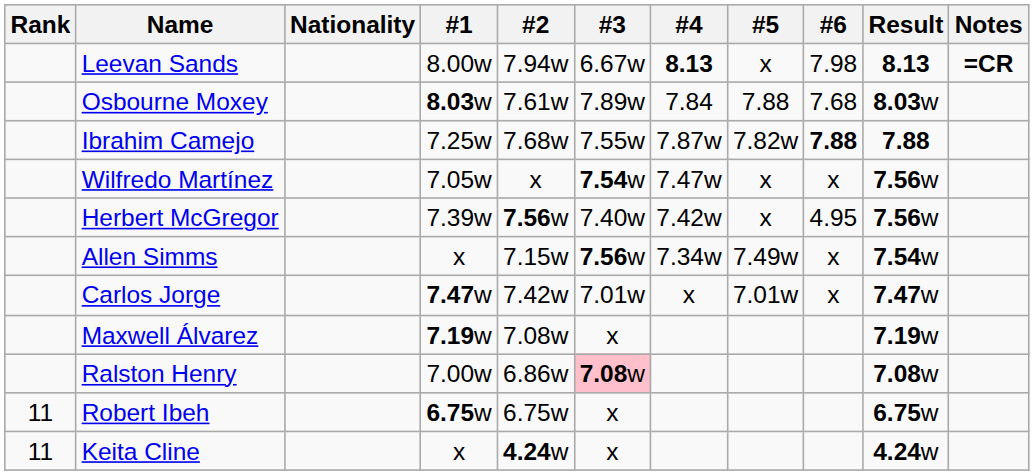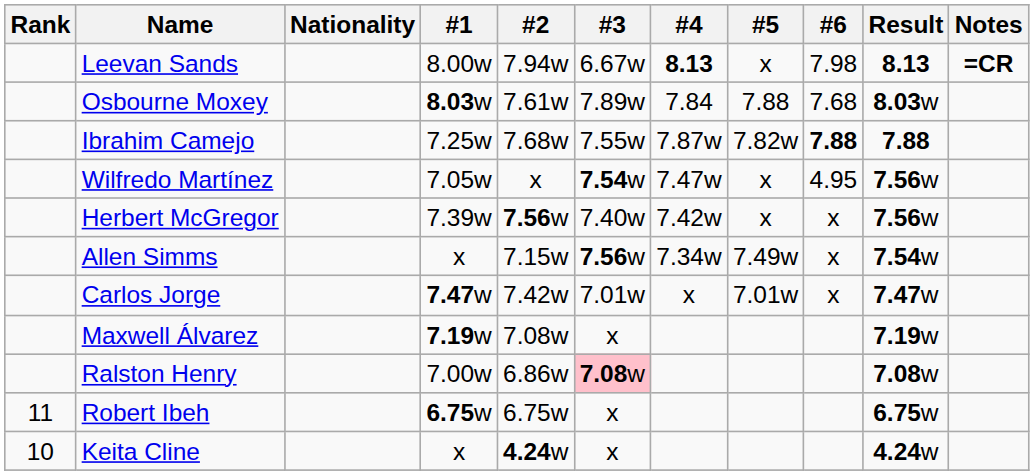(833, 179) x -> (833, 179) 4.95
(833, 218) 4.95 -> (833, 218) x
(40, 451) 11 -> (40, 451) 10
